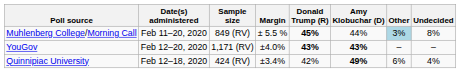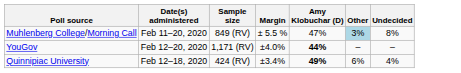- column: (310, 16)
(359, 34) 44% -> (317, 34) 47%
(359, 48) 43% -> (317, 48) 44%
